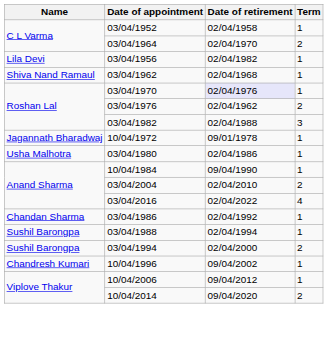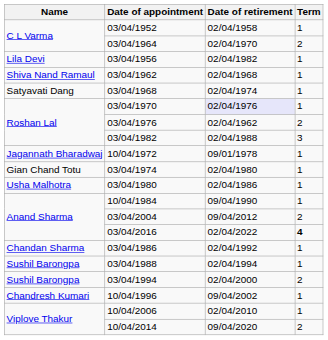+ row: (132, 91)
+ row: (132, 169)
(232, 185) 02/04/2010 -> (232, 216) 09/04/2012
(300, 201) normal -> (300, 232) bold
(232, 279) 09/04/2012 -> (232, 311) 02/04/2010
